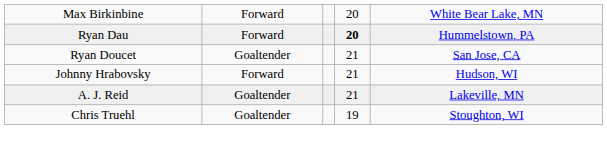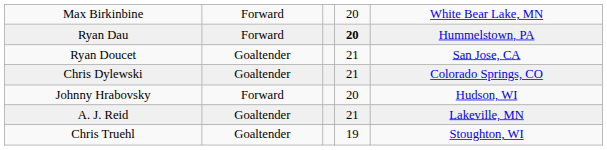+ row: (103, 74)
(352, 74) 21 -> (352, 94) 20
